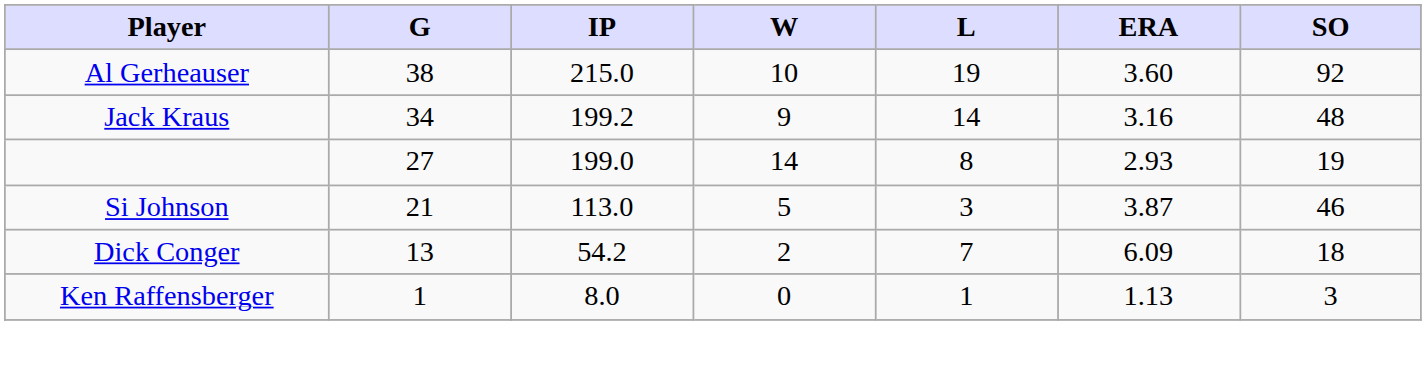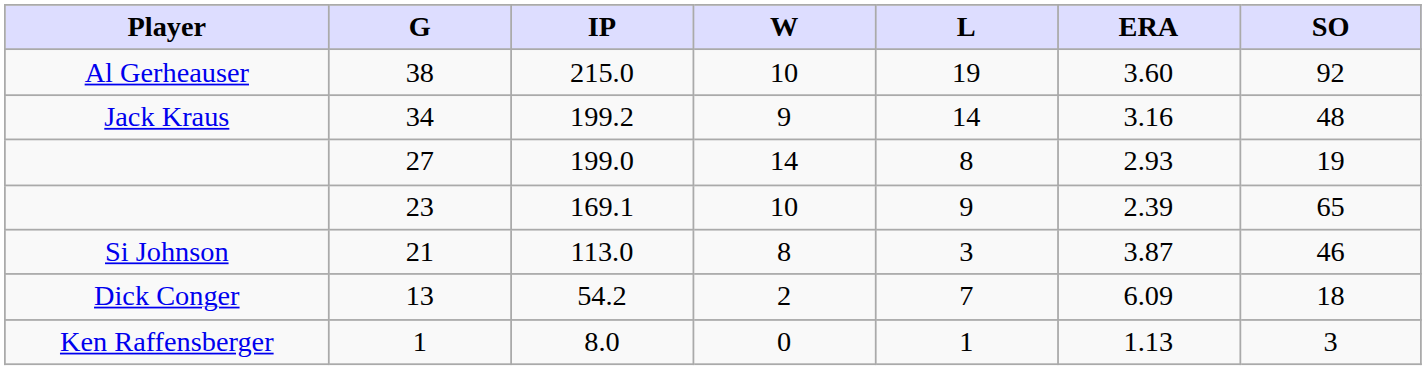+ row: (420, 206)
(784, 206) 5 -> (784, 251) 8
